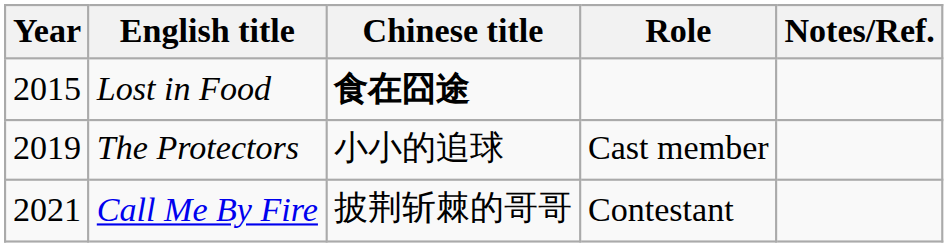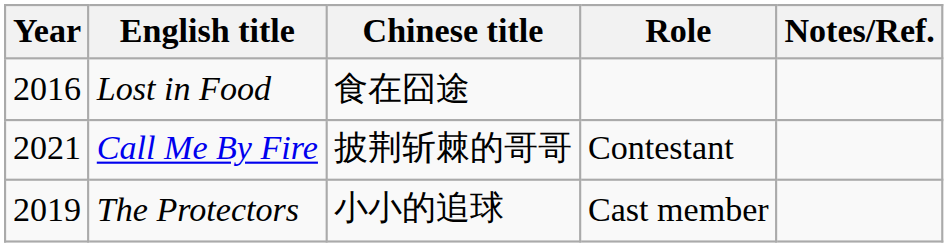(47, 88) 2015 -> (47, 88) 2016
(402, 87) bold -> (402, 87) normal
rows swapped: (198, 149) <-> (207, 209)
